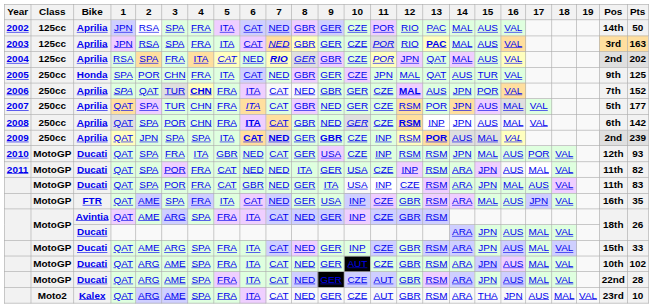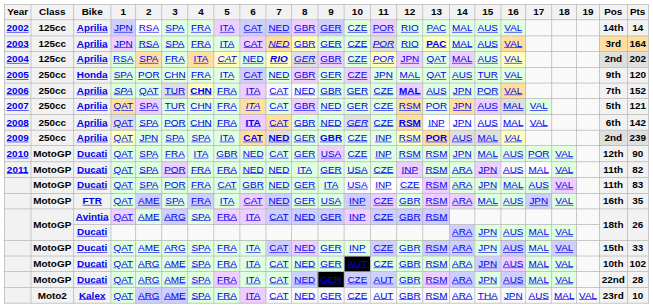(638, 28) 50 -> (638, 28) 14
(638, 43) 163 -> (638, 43) 164
(638, 75) 125 -> (638, 75) 120
(638, 106) 177 -> (638, 106) 121
(638, 153) 93 -> (638, 153) 90
(227, 169) CAT -> (227, 169) FRA
